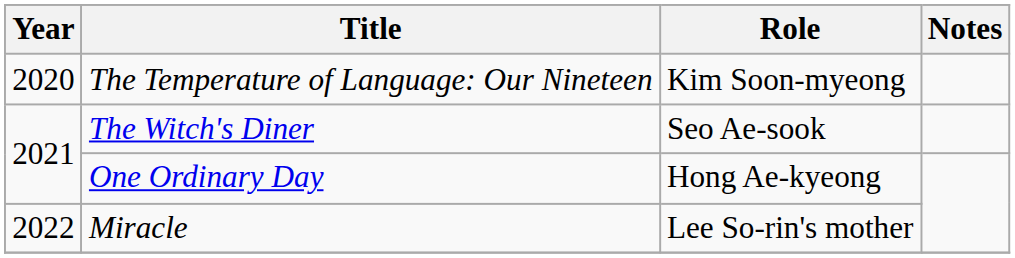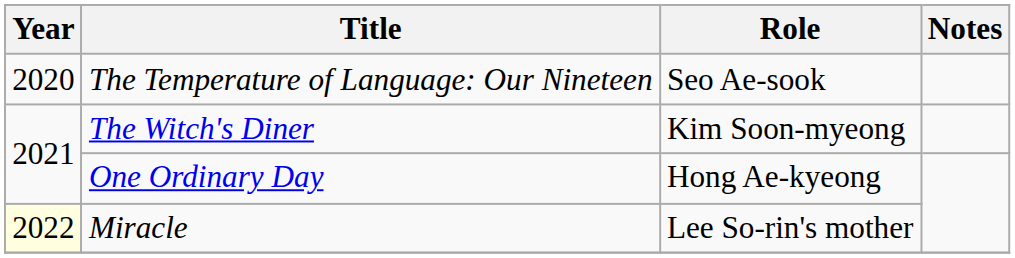(786, 78) Kim Soon-myeong -> (746, 78) Seo Ae-sook
(746, 128) Seo Ae-sook -> (786, 128) Kim Soon-myeong
(43, 227) no background -> (43, 227) lightyellow background
